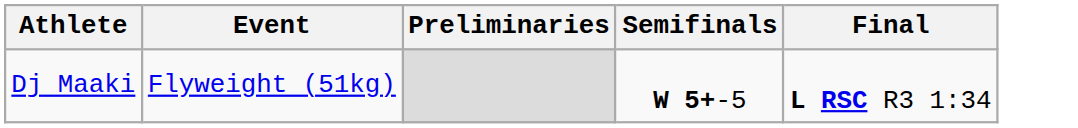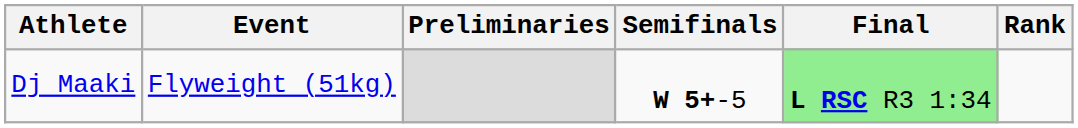+ column: (1035, 27)
(891, 101) no background -> (891, 101) lightgreen background
